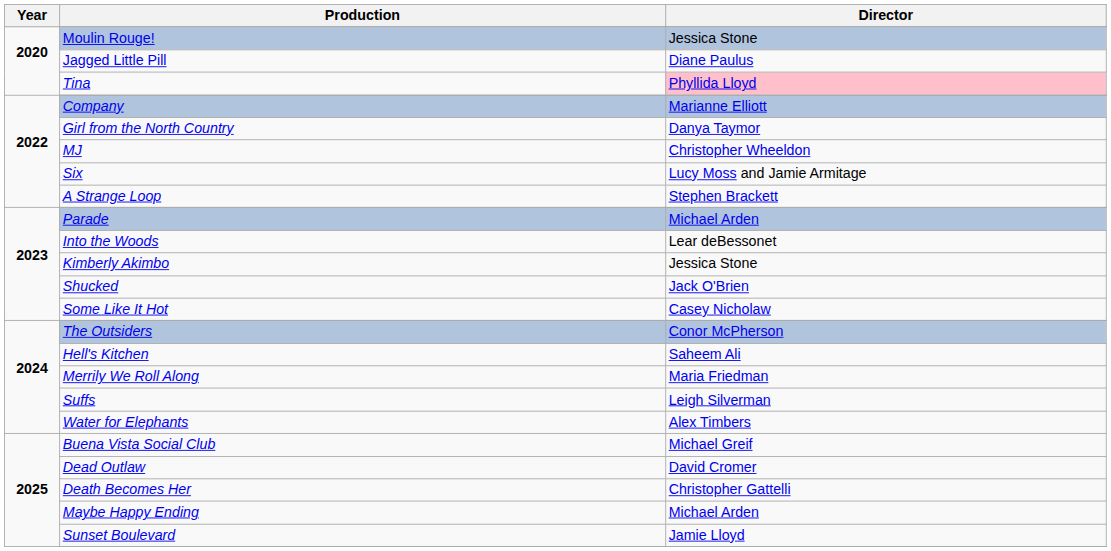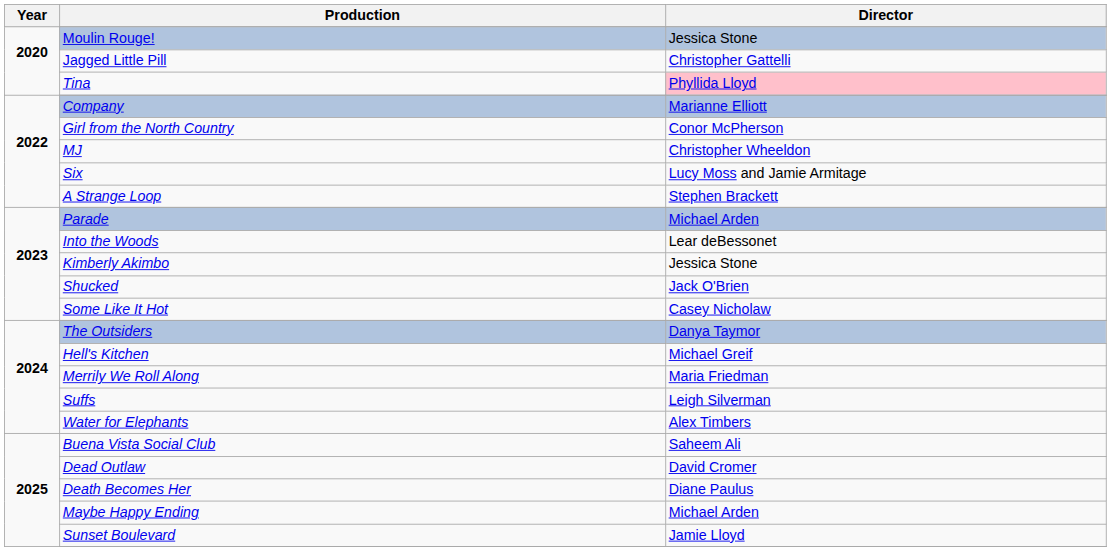(711, 60) Diane Paulus -> (730, 60) Christopher Gattelli
(714, 128) Danya Taymor -> (726, 128) Conor McPherson
(726, 331) Conor McPherson -> (714, 331) Danya Taymor
(705, 354) Saheem Ali -> (711, 354) Michael Greif
(711, 444) Michael Greif -> (705, 444) Saheem Ali
(730, 490) Christopher Gattelli -> (711, 490) Diane Paulus
